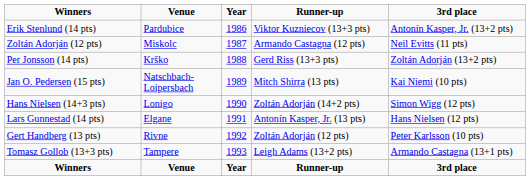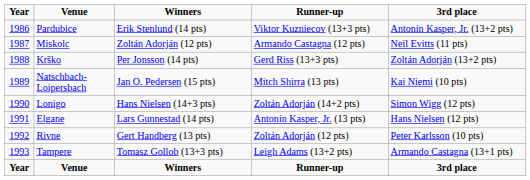columns swapped: (236, 12) <-> (73, 12)
